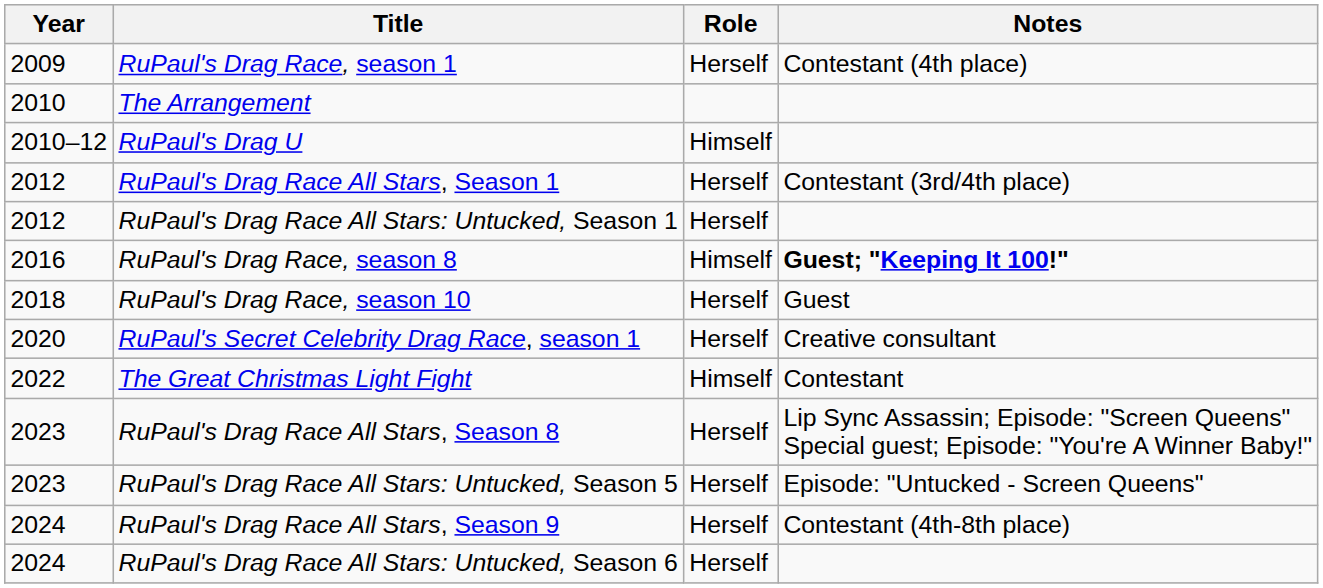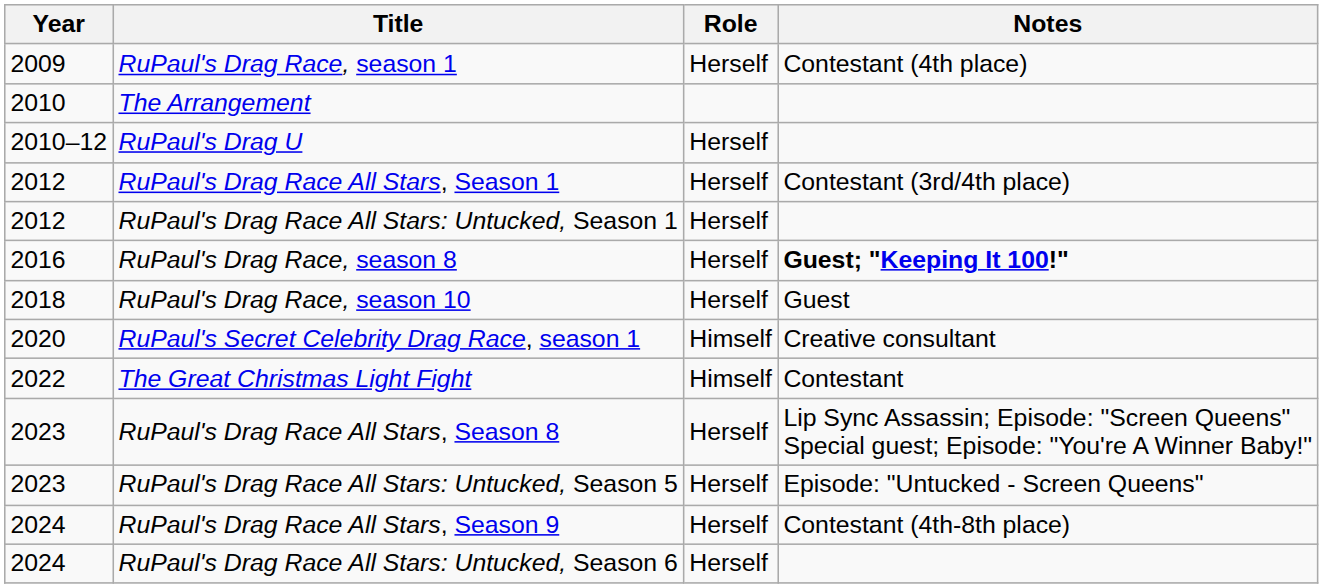(731, 142) Himself -> (729, 142) Herself
(731, 260) Himself -> (729, 260) Herself
(729, 338) Herself -> (731, 338) Himself
